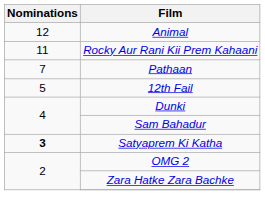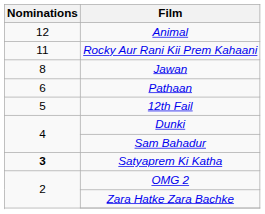+ row: (170, 69)
(42, 69) 7 -> (42, 87) 6
